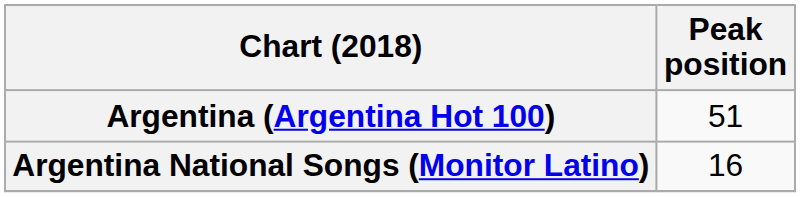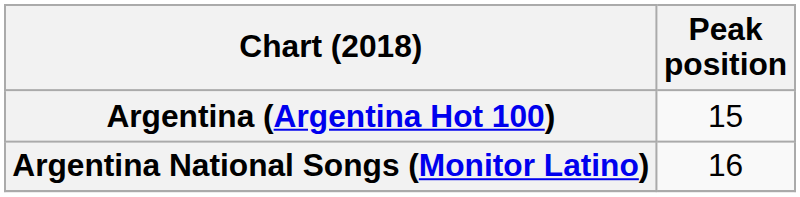(726, 115) 51 -> (726, 115) 15
